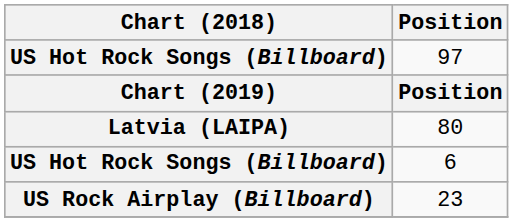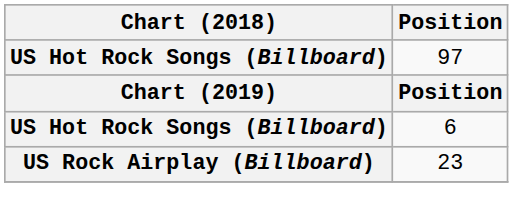- row: (450, 129)
